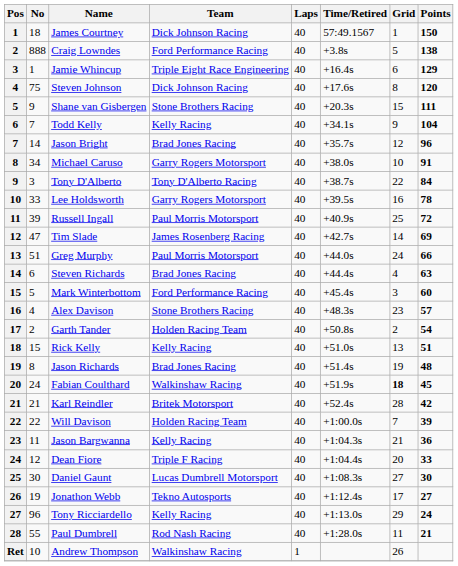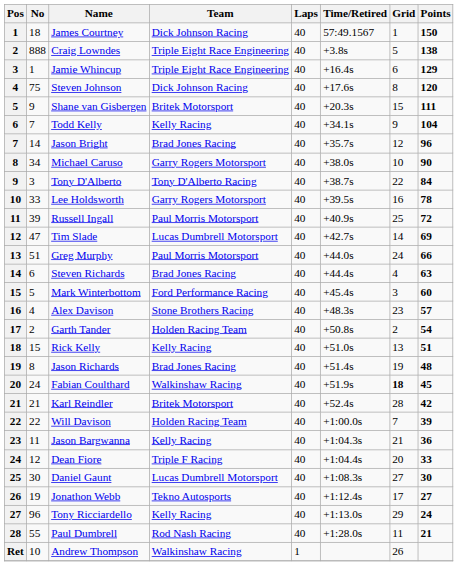(210, 51) Ford Performance Racing -> (220, 51) Triple Eight Race Engineering
(203, 106) Stone Brothers Racing -> (192, 106) Britek Motorsport
(426, 162) 91 -> (426, 162) 90
(208, 236) James Rosenberg Racing -> (215, 236) Lucas Dumbrell Motorsport
